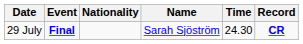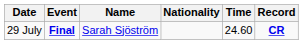columns swapped: (182, 13) <-> (110, 13)
(239, 30) 24.30 -> (239, 30) 24.60
